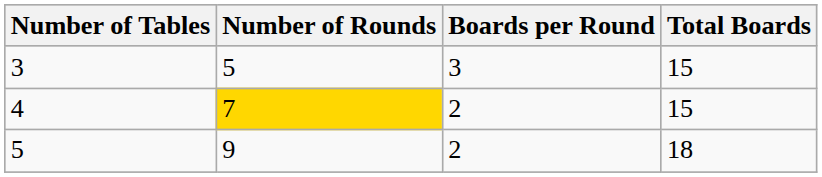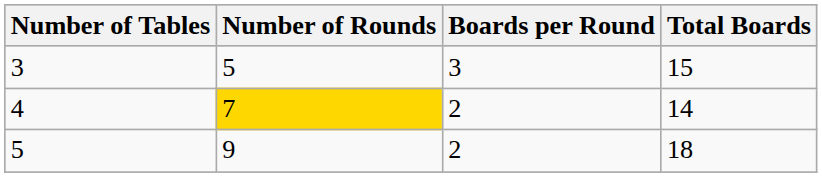(680, 108) 15 -> (680, 108) 14
